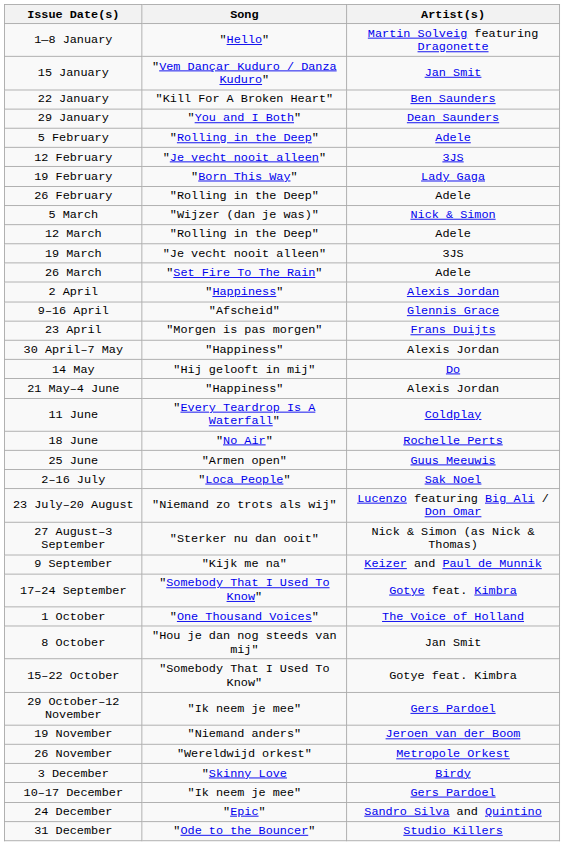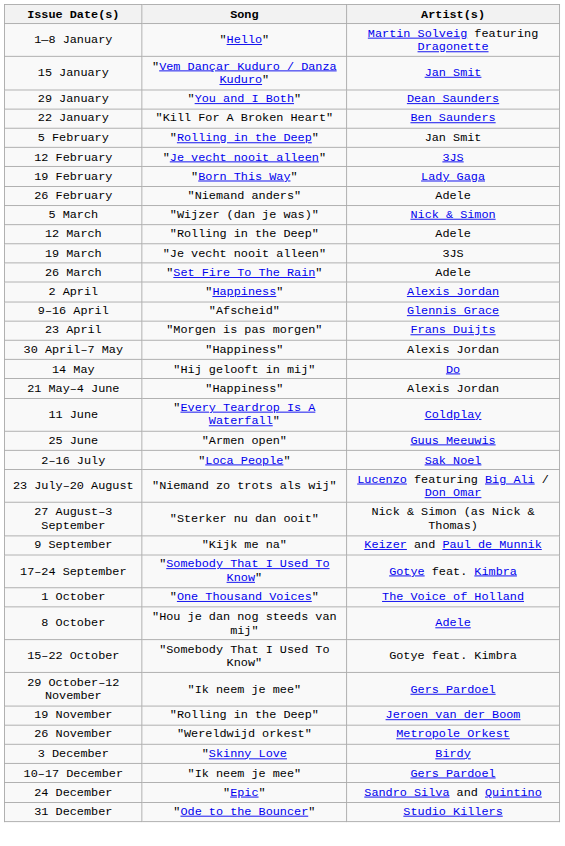rows swapped: (73, 99) <-> (73, 119)
(453, 138) Adele -> (453, 138) Jan Smit
(244, 196) "Rolling in the Deep" -> (244, 196) "Niemand anders"
- row: (73, 441)
(453, 643) Jan Smit -> (453, 623) Adele
(244, 735) "Niemand anders" -> (244, 715) "Rolling in the Deep"
